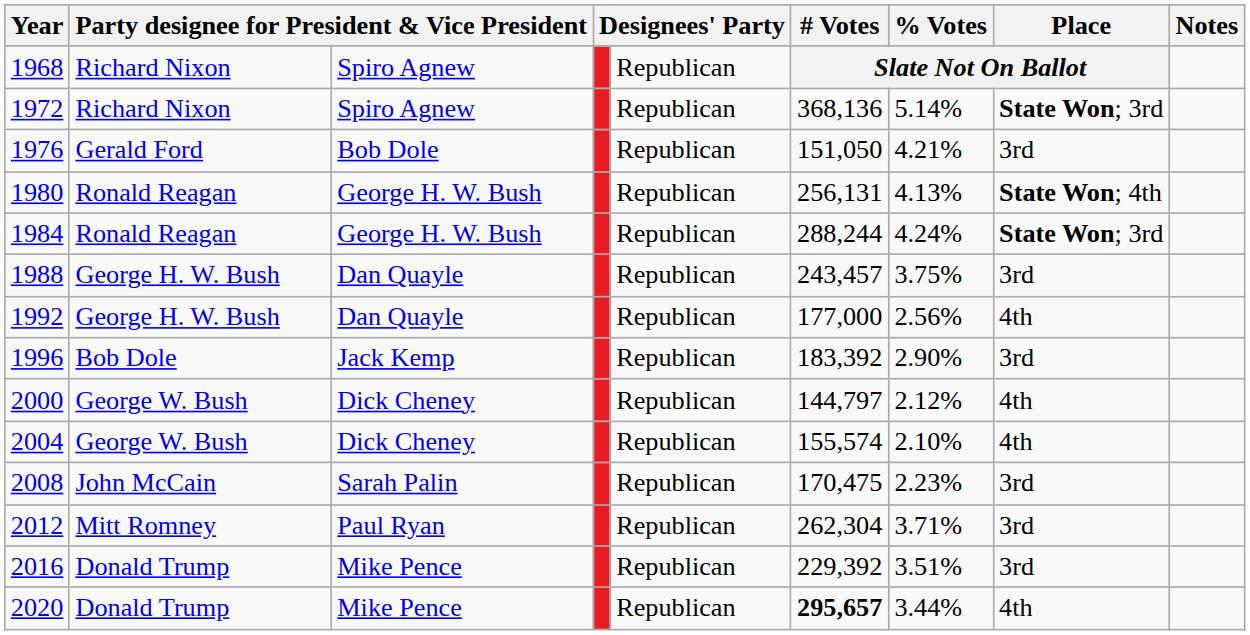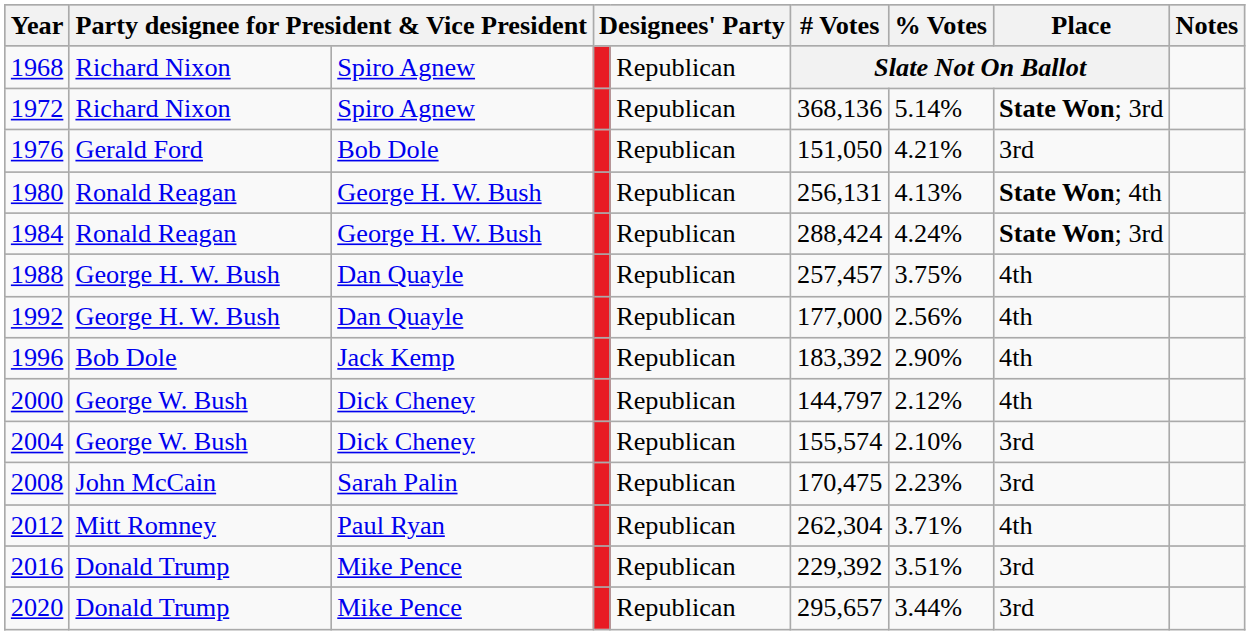(840, 233) 288,244 -> (840, 233) 288,424
(840, 274) 243,457 -> (840, 274) 257,457
(1017, 274) 3rd -> (1016, 274) 4th
(1017, 358) 3rd -> (1016, 358) 4th
(1016, 441) 4th -> (1017, 441) 3rd
(1017, 524) 3rd -> (1016, 524) 4th
(840, 607) bold -> (840, 607) normal
(1016, 607) 4th -> (1017, 607) 3rd
